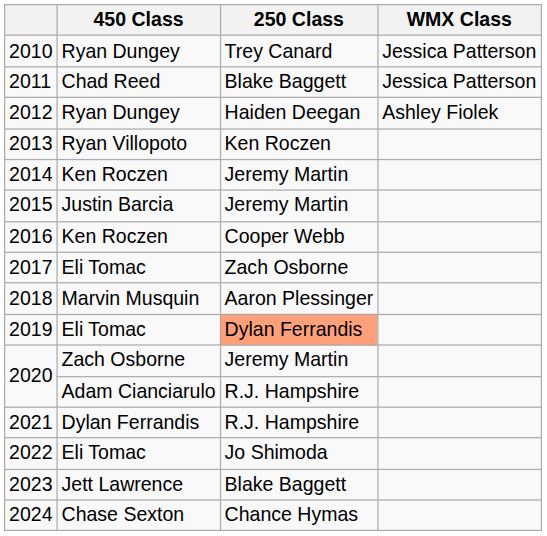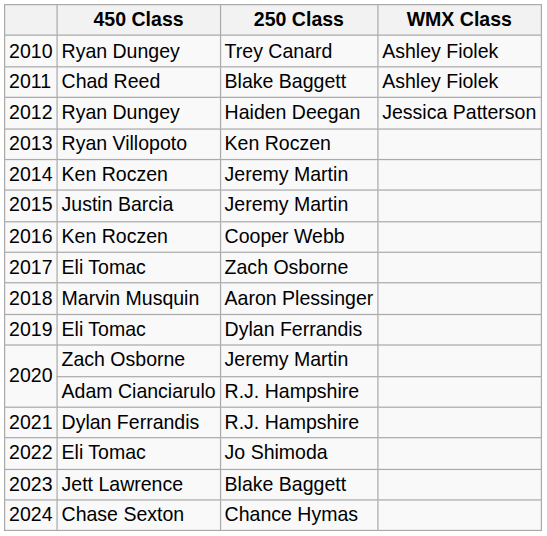(459, 50) Jessica Patterson -> (440, 50) Ashley Fiolek
(459, 81) Jessica Patterson -> (440, 81) Ashley Fiolek
(440, 112) Ashley Fiolek -> (459, 112) Jessica Patterson
(293, 329) lightsalmon background -> (293, 329) no background
